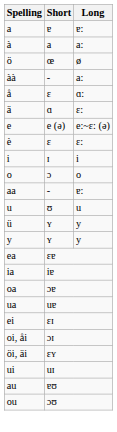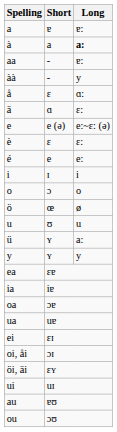(80, 45) normal -> (80, 45) bold
rows swapped: (11, 191) <-> (9, 61)
(80, 77) a: -> (78, 77) y
+ row: (9, 158)
(78, 223) y -> (80, 239) a:
